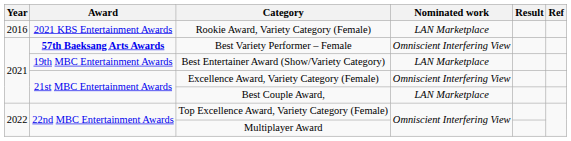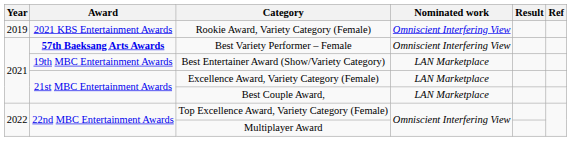(17, 29) 2016 -> (17, 29) 2019
(452, 29) LAN Marketplace -> (452, 29) Omniscient Interfering View
(452, 78) Omniscient Interfering View -> (452, 78) LAN Marketplace
